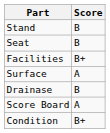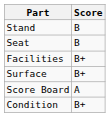(77, 74) A -> (80, 74) B+
- row: (29, 89)
